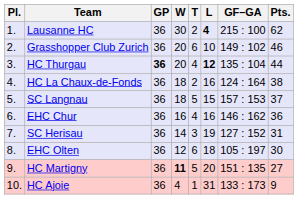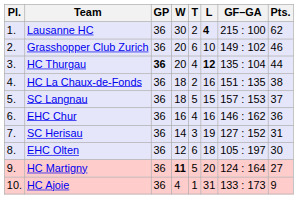(243, 82) 124 : 164 -> (243, 82) 151 : 135
(243, 168) 151 : 135 -> (243, 168) 124 : 164
